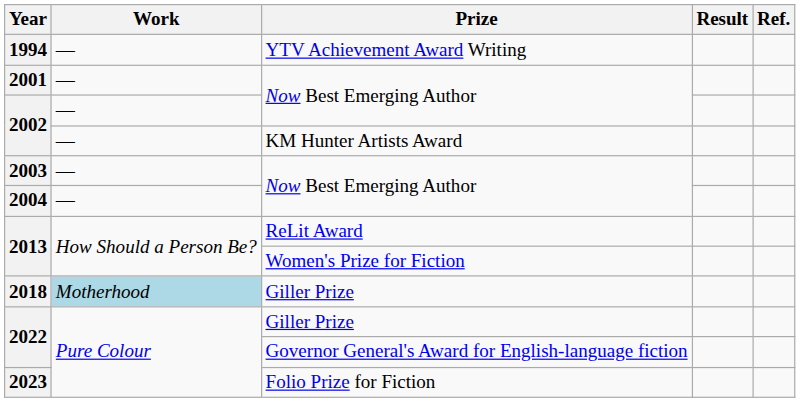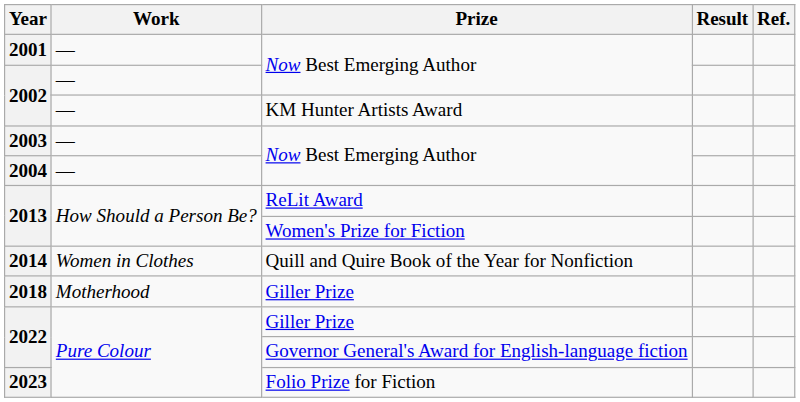- row: (28, 49)
+ row: (28, 261)
(103, 291) lightblue background -> (103, 291) no background
